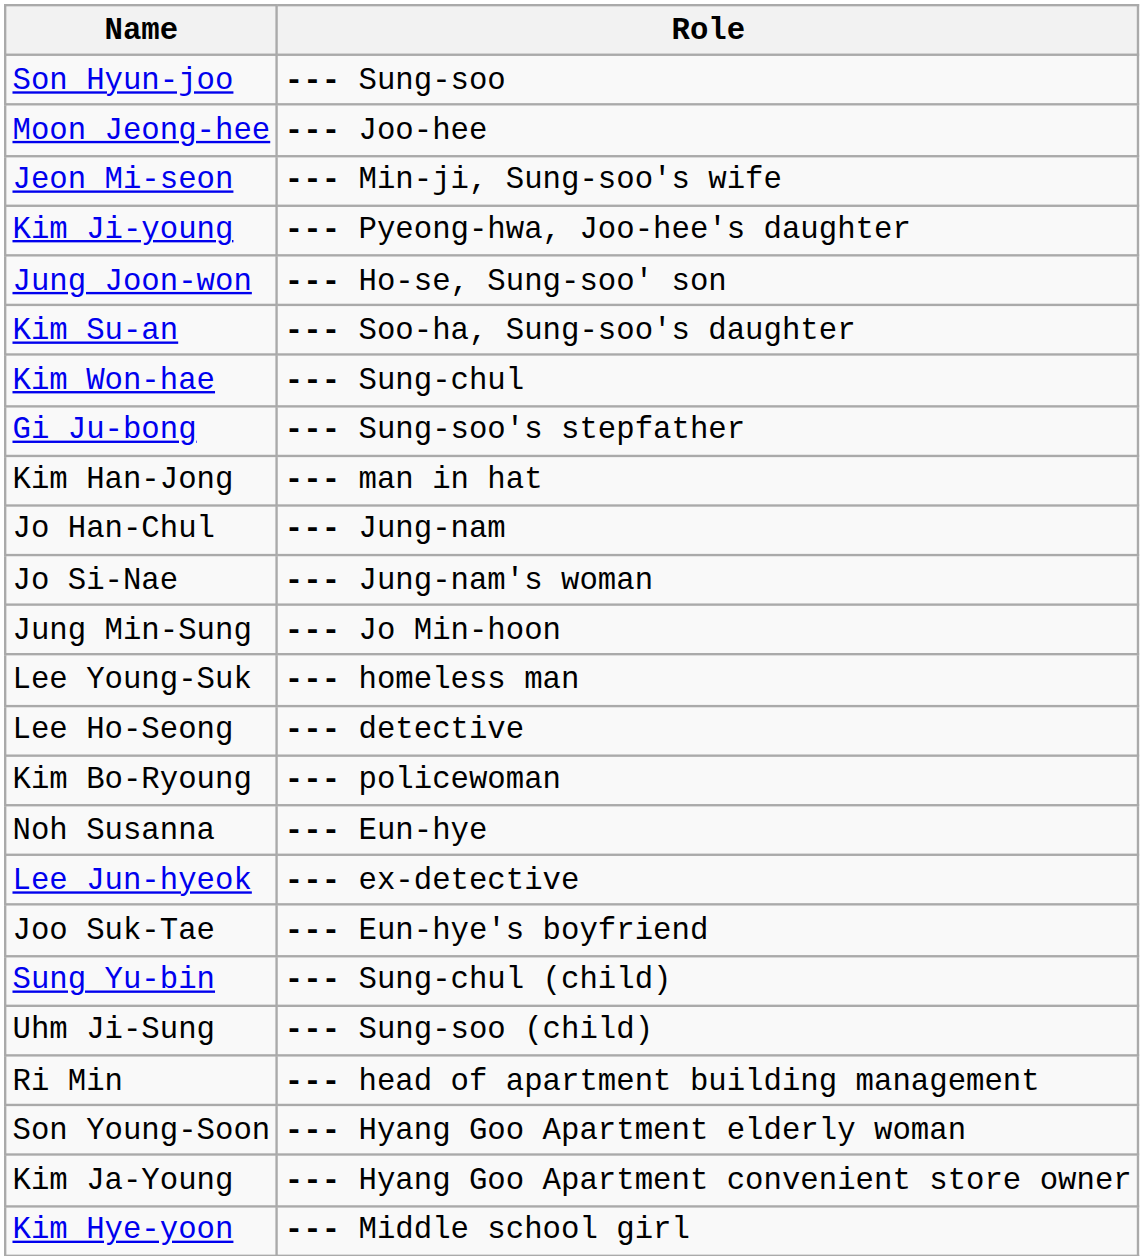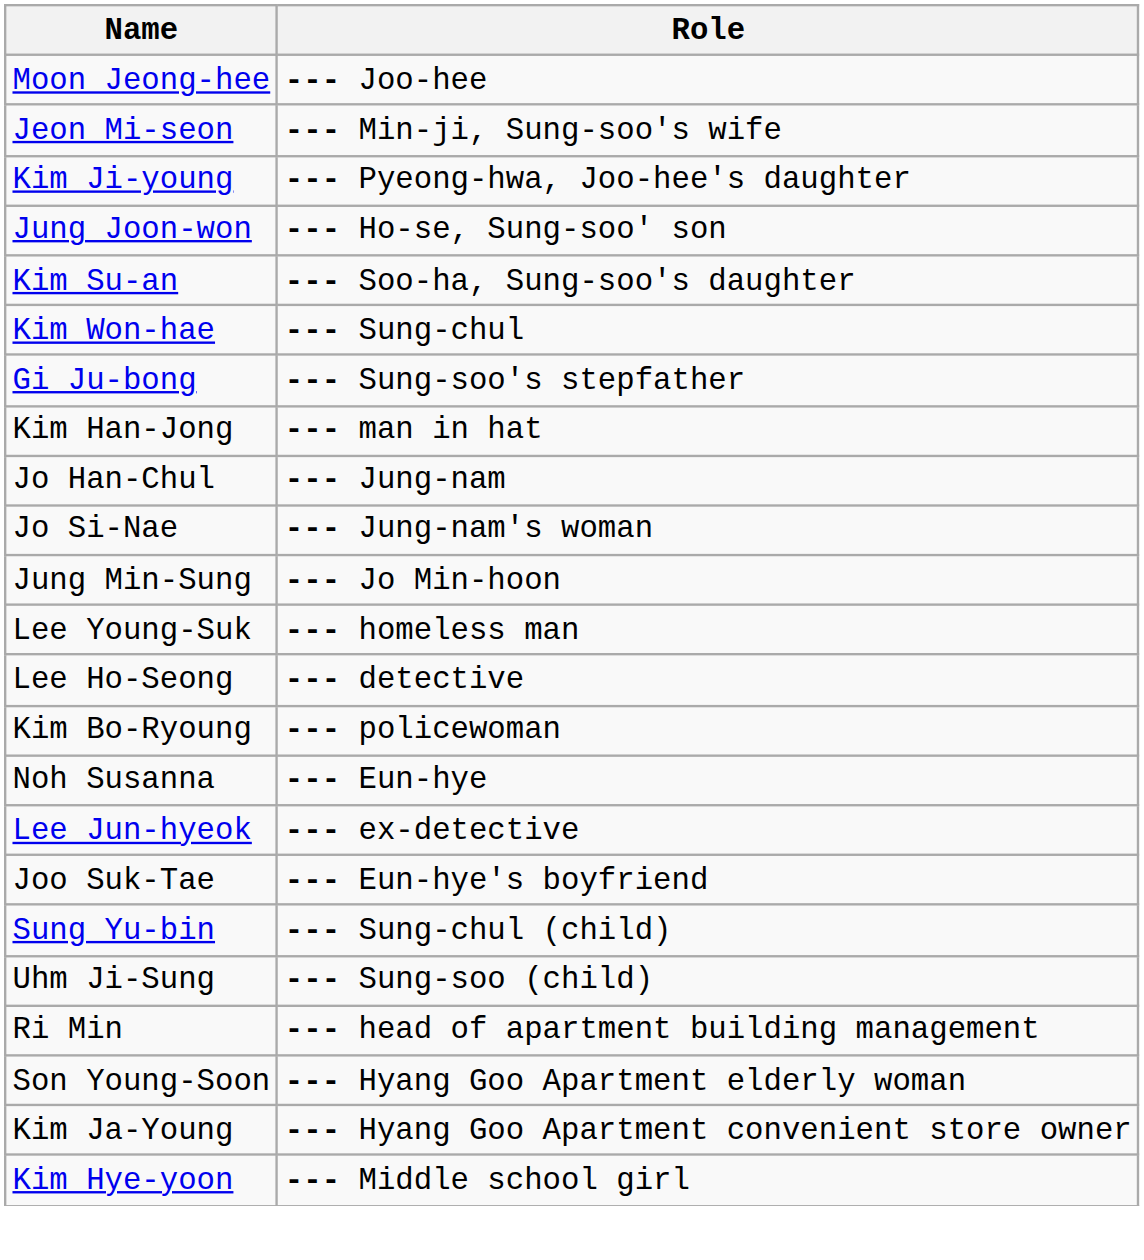- row: (123, 80)
